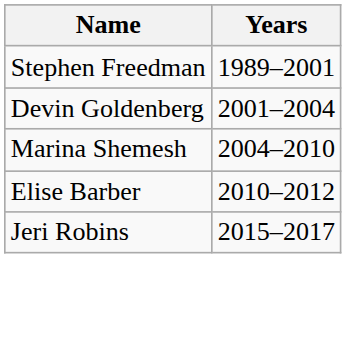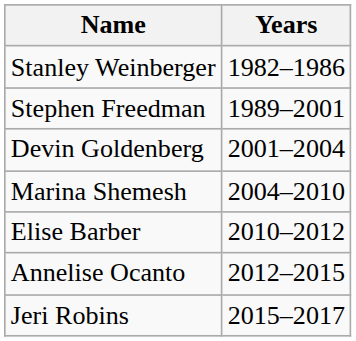+ row: (113, 66)
+ row: (98, 273)
